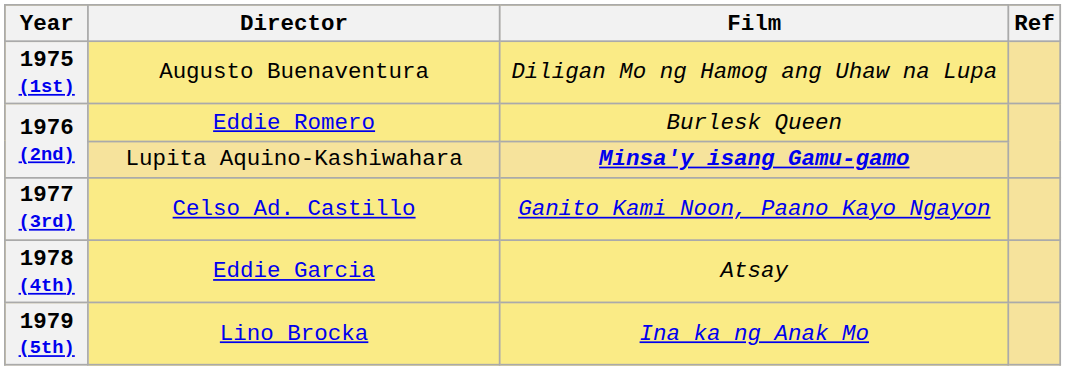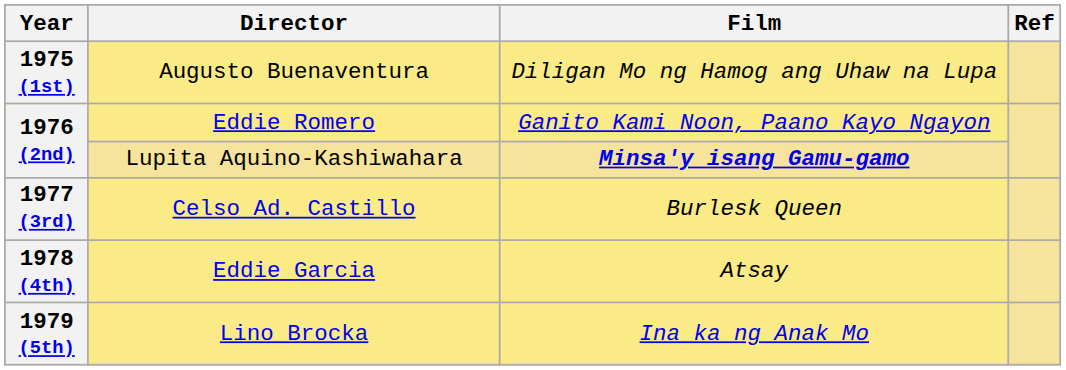(754, 122) Burlesk Queen -> (754, 122) Ganito Kami Noon, Paano Kayo Ngayon
(754, 209) Ganito Kami Noon, Paano Kayo Ngayon -> (754, 209) Burlesk Queen
